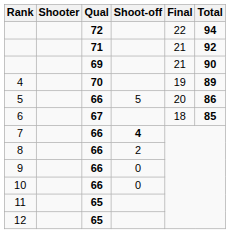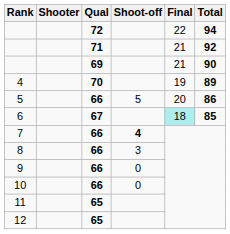(180, 116) no background -> (180, 116) paleturquoise background
(138, 151) 2 -> (138, 151) 3
